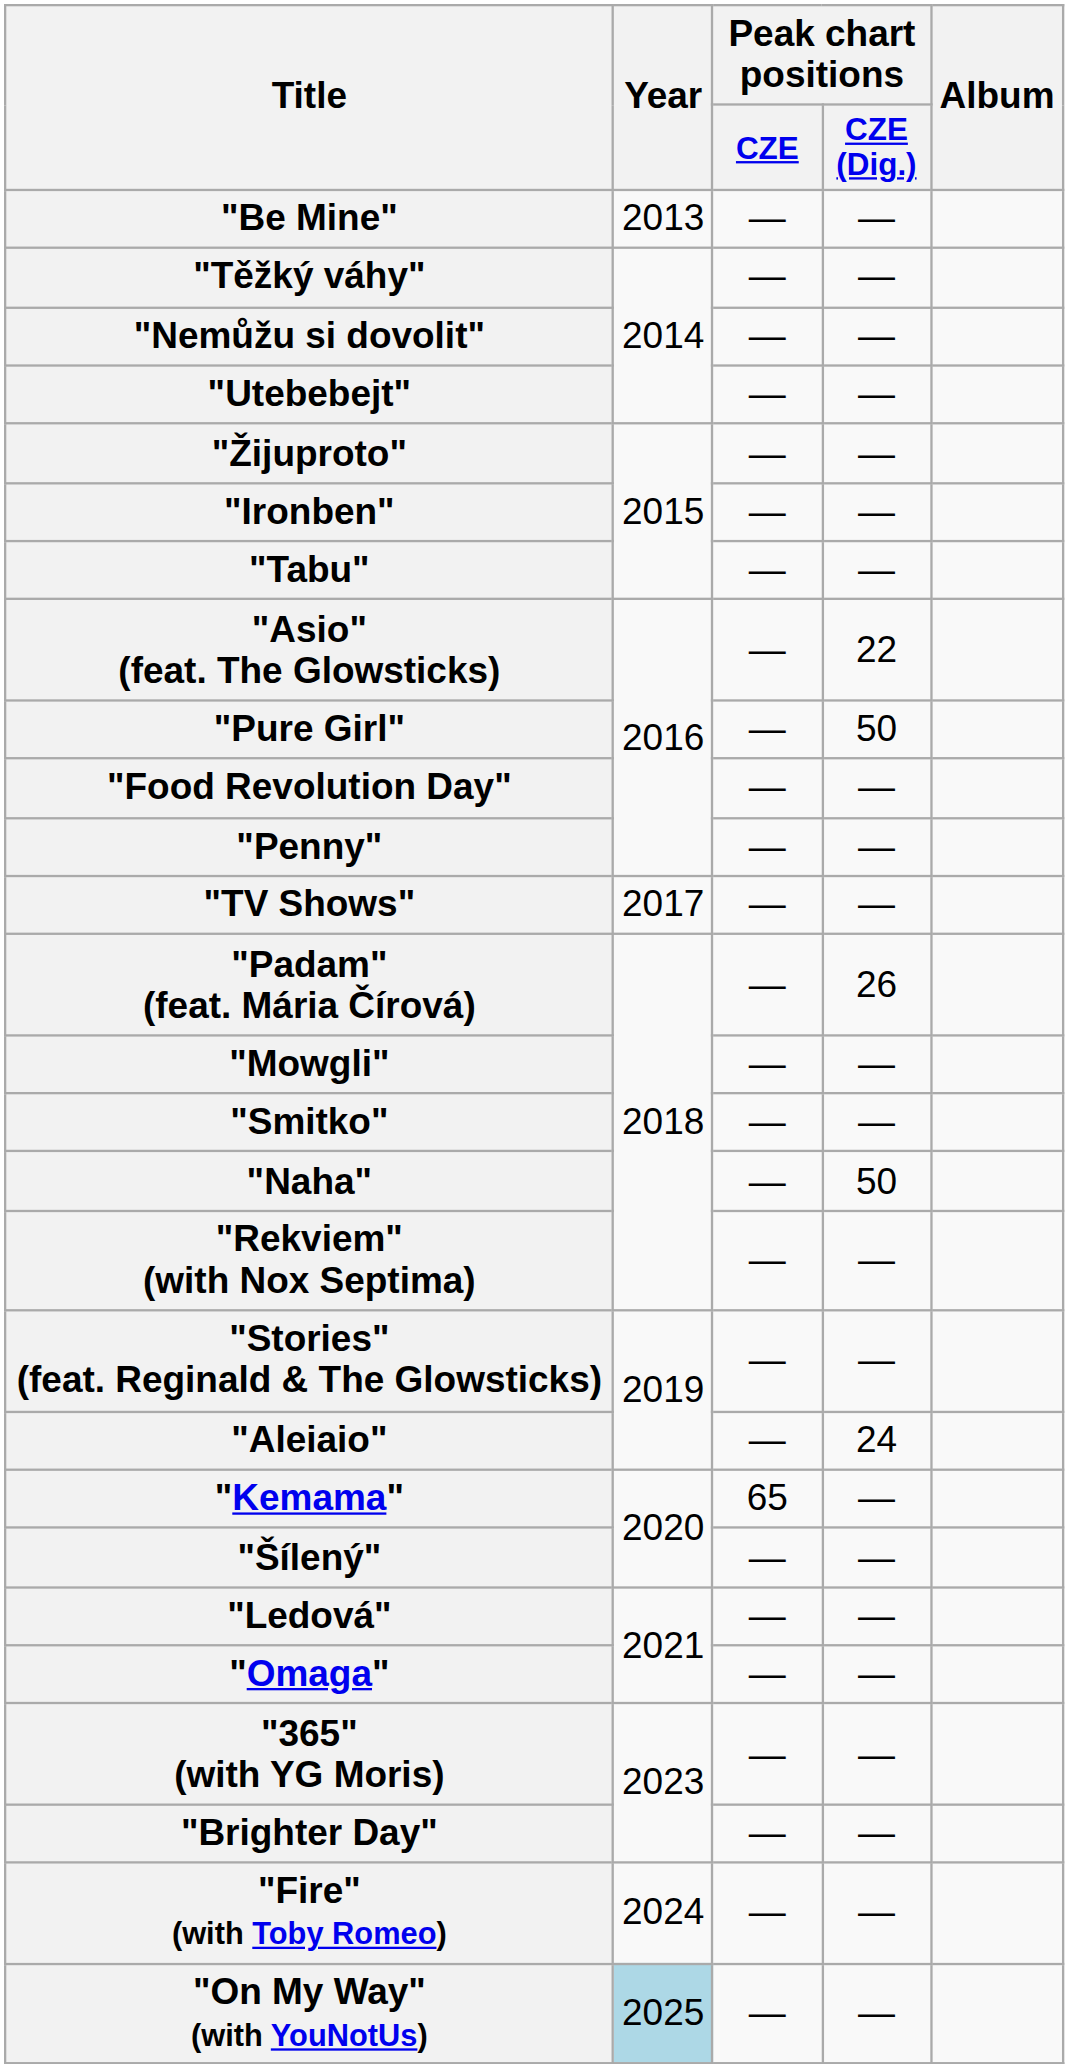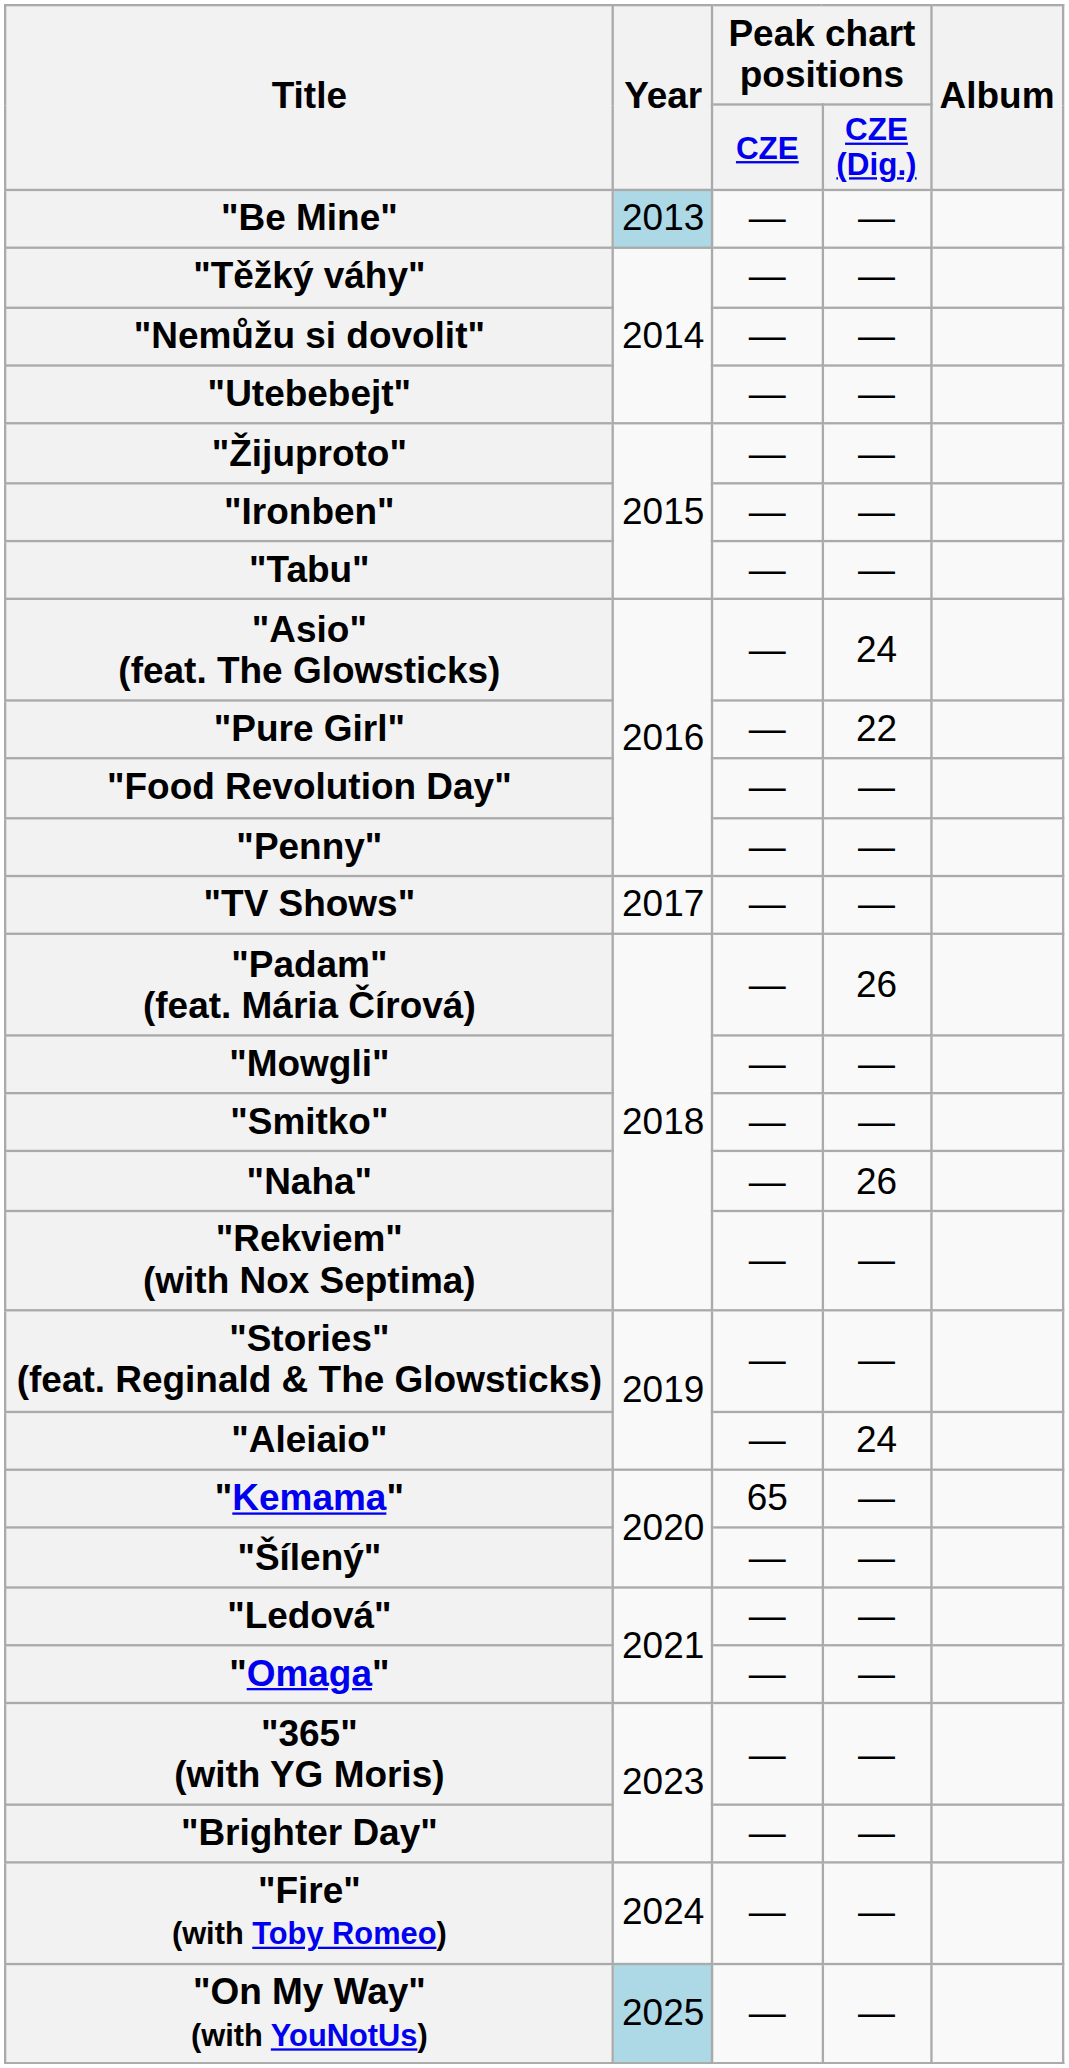(663, 218) no background -> (663, 218) lightblue background
(876, 649) 22 -> (876, 649) 24
(876, 728) 50 -> (876, 728) 22
(876, 1180) 50 -> (876, 1180) 26
